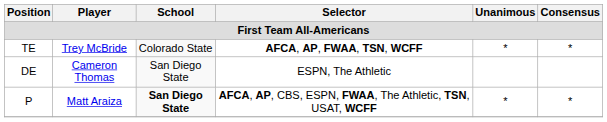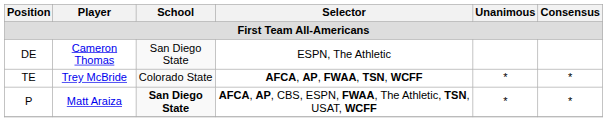rows swapped: (29, 48) <-> (29, 71)
